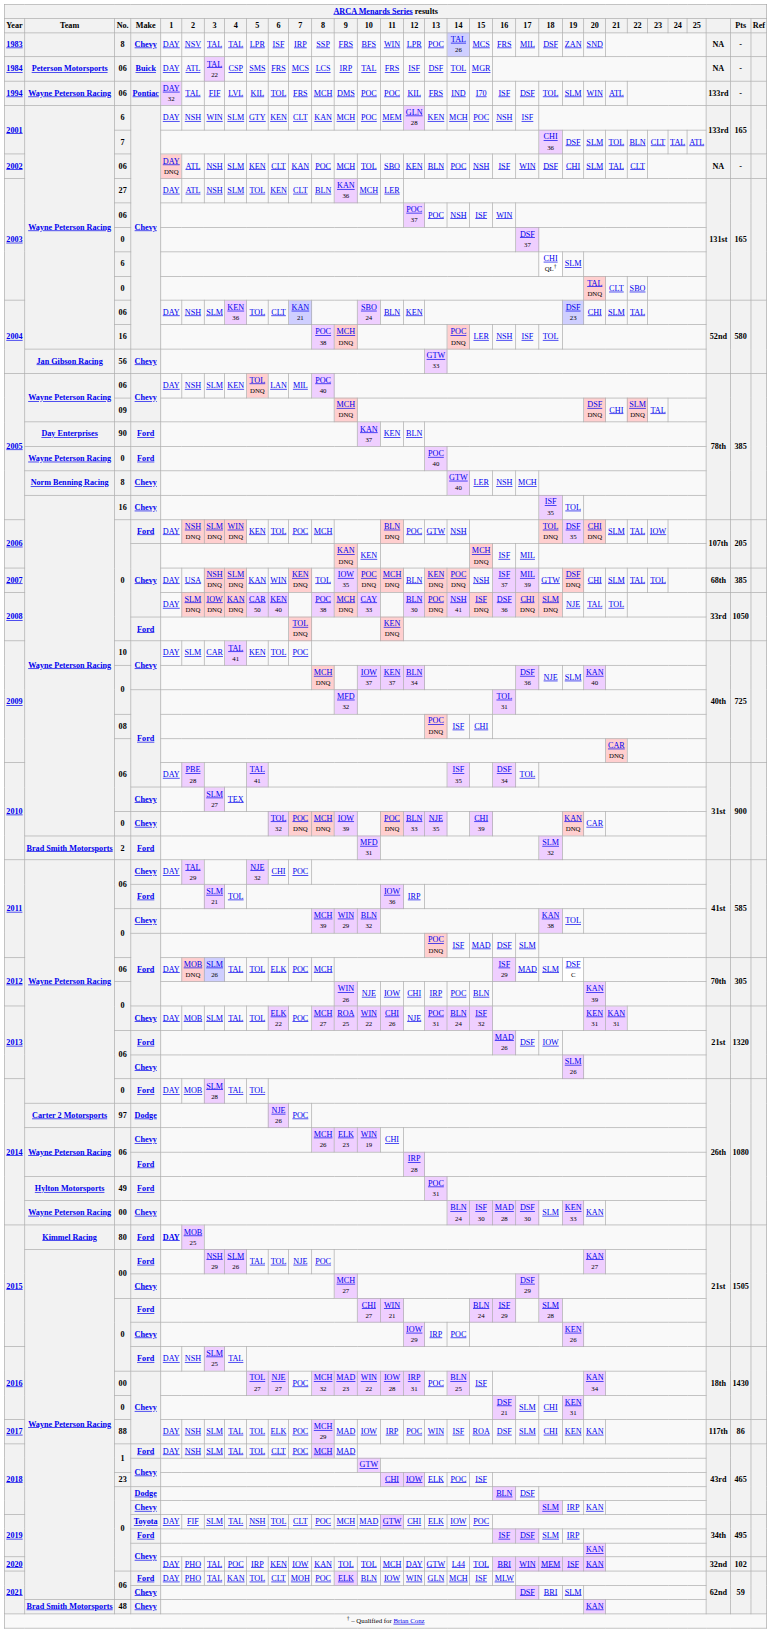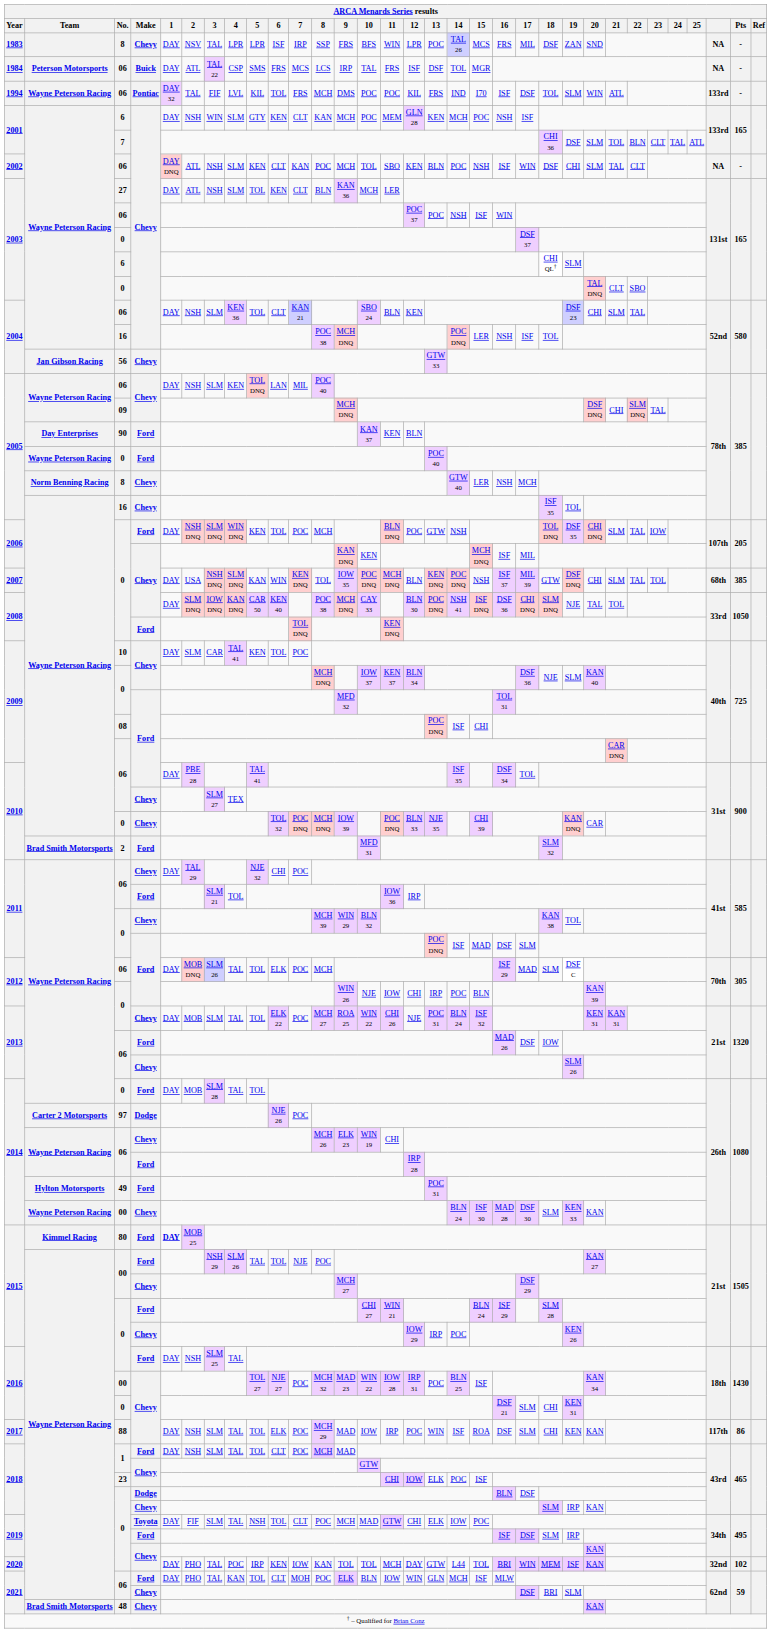(236, 44) TAL -> (236, 44) LPR
